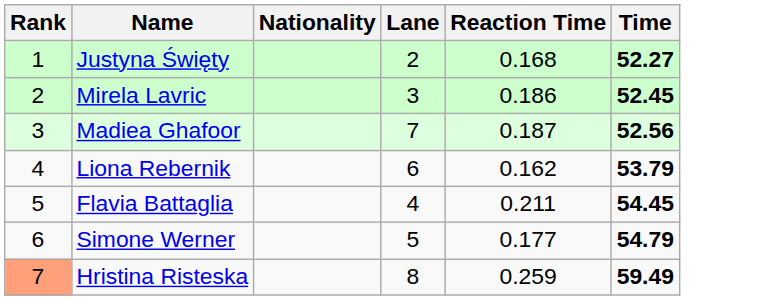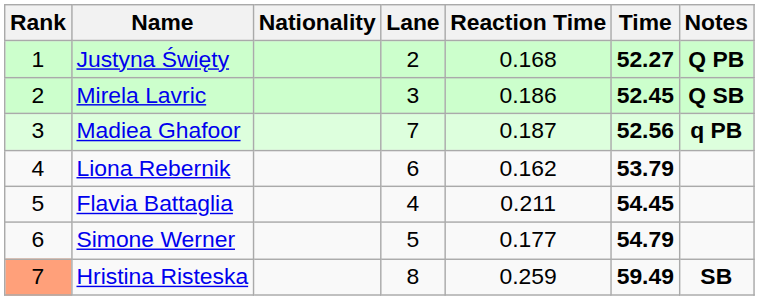+ column: (716, 22)
